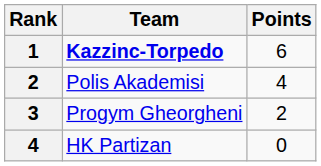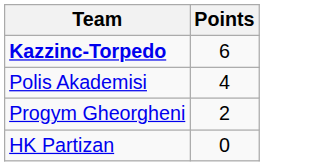- column: (33, 20)
